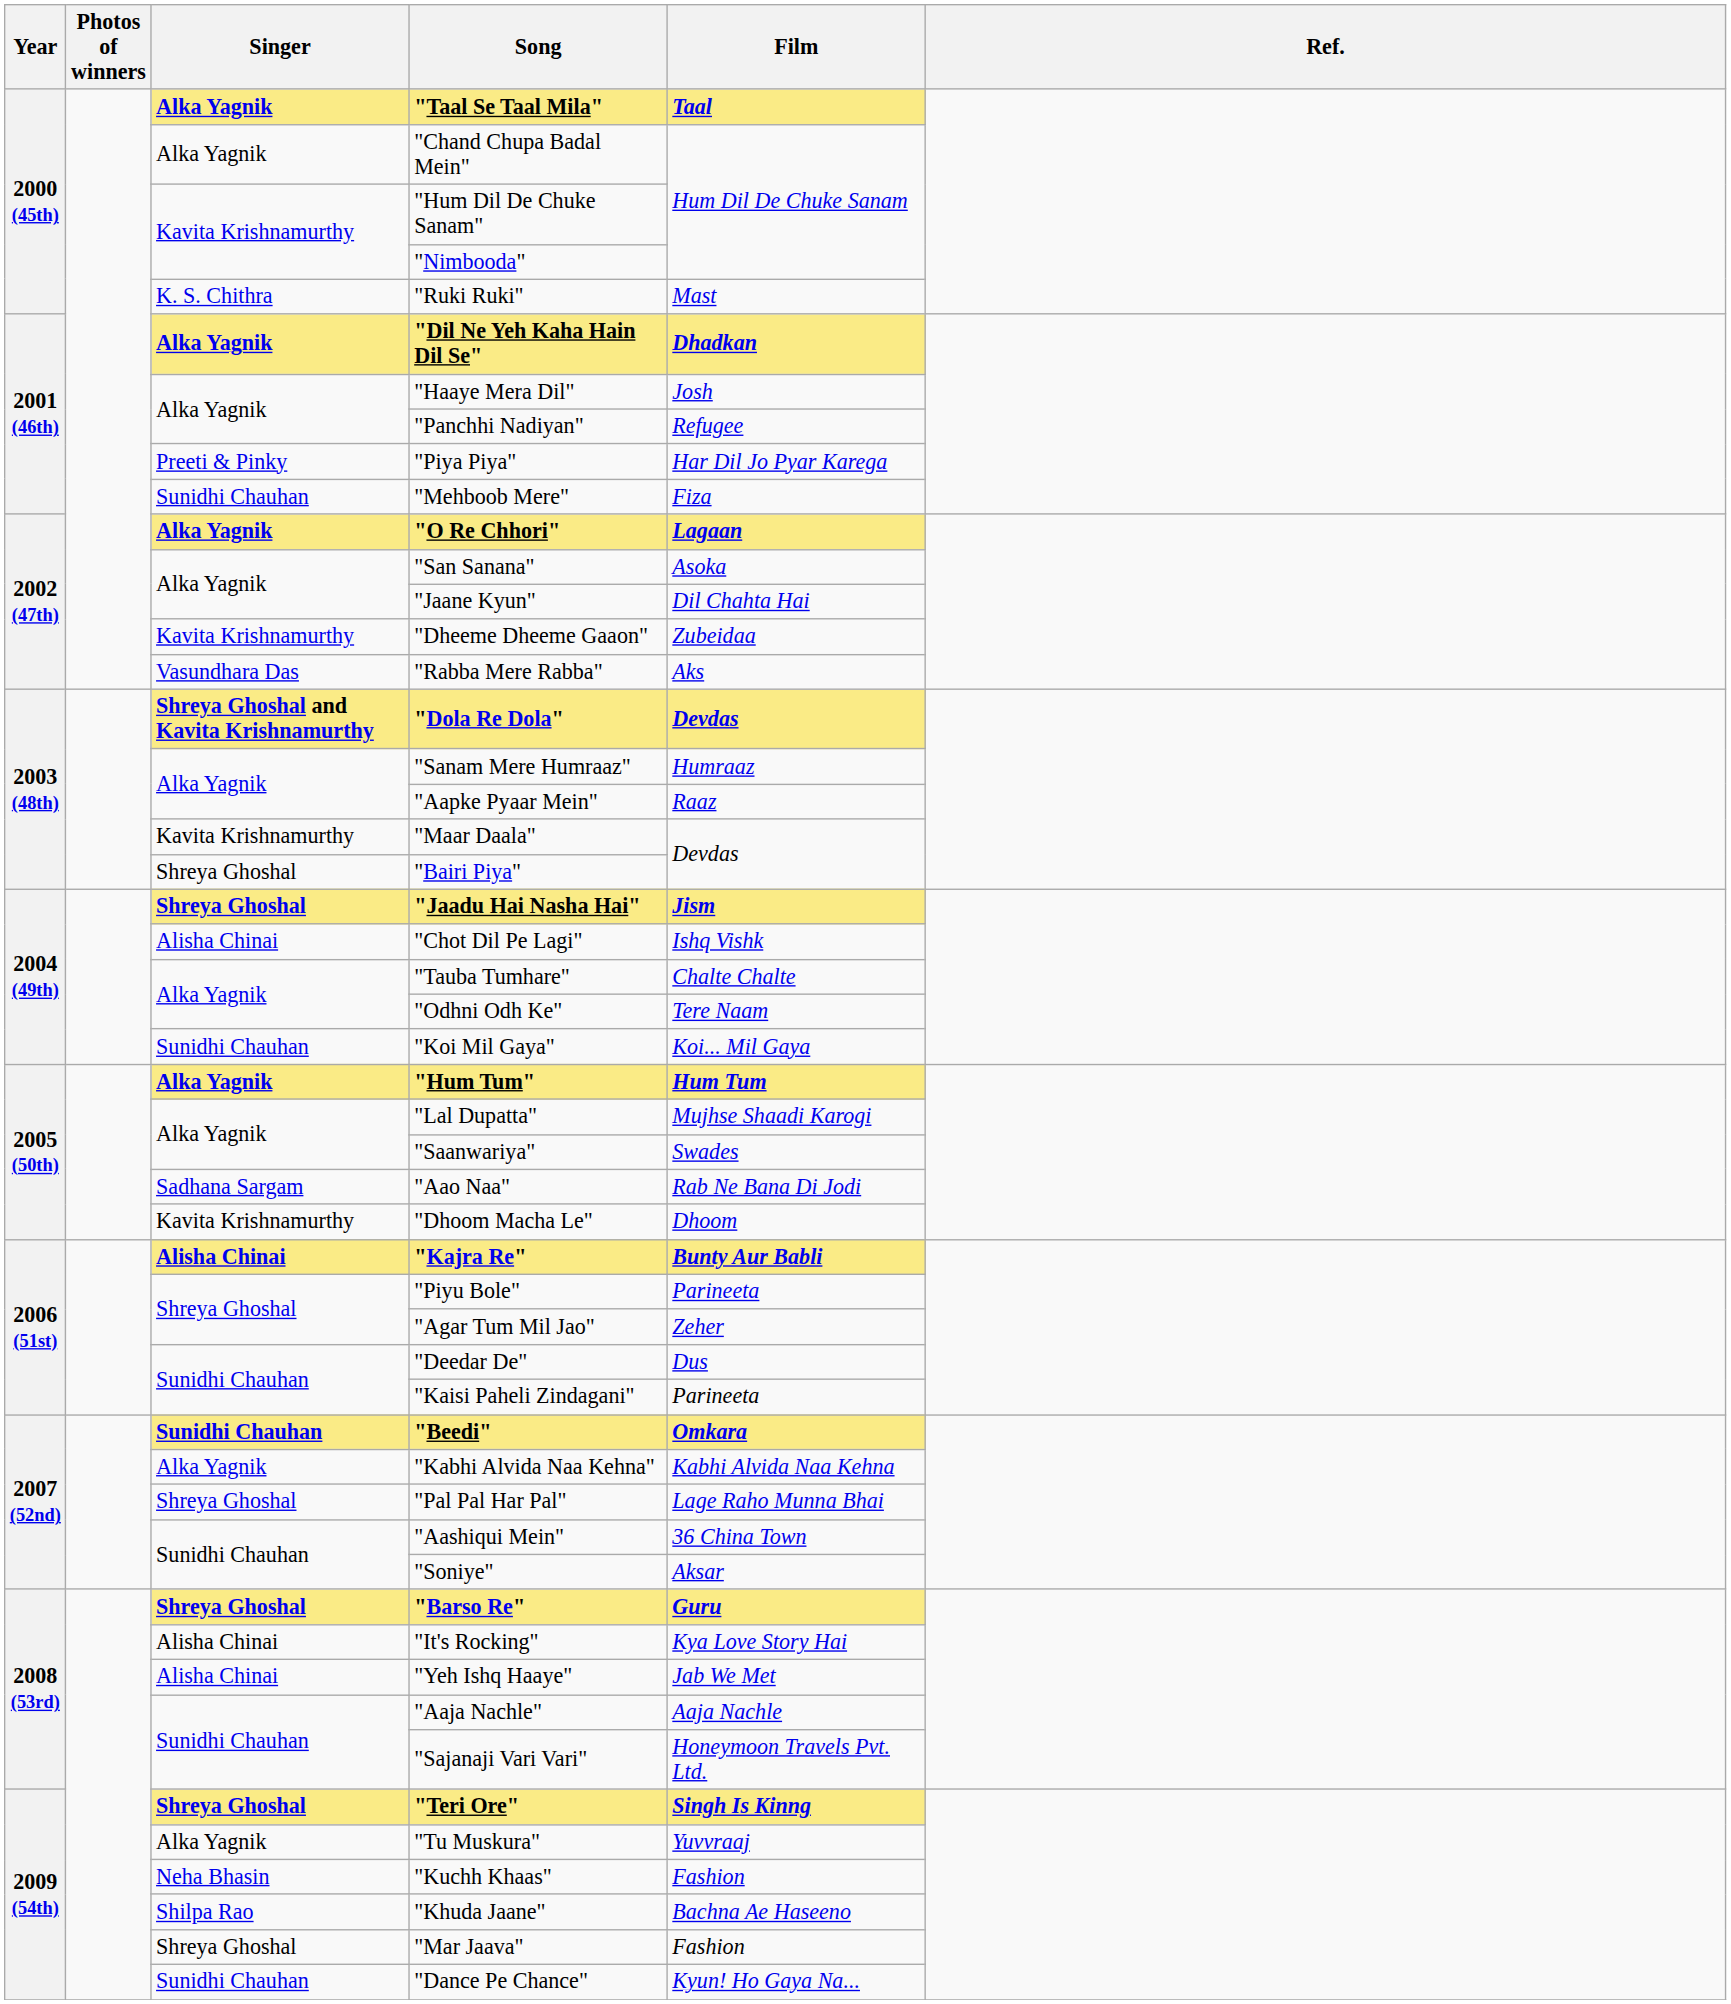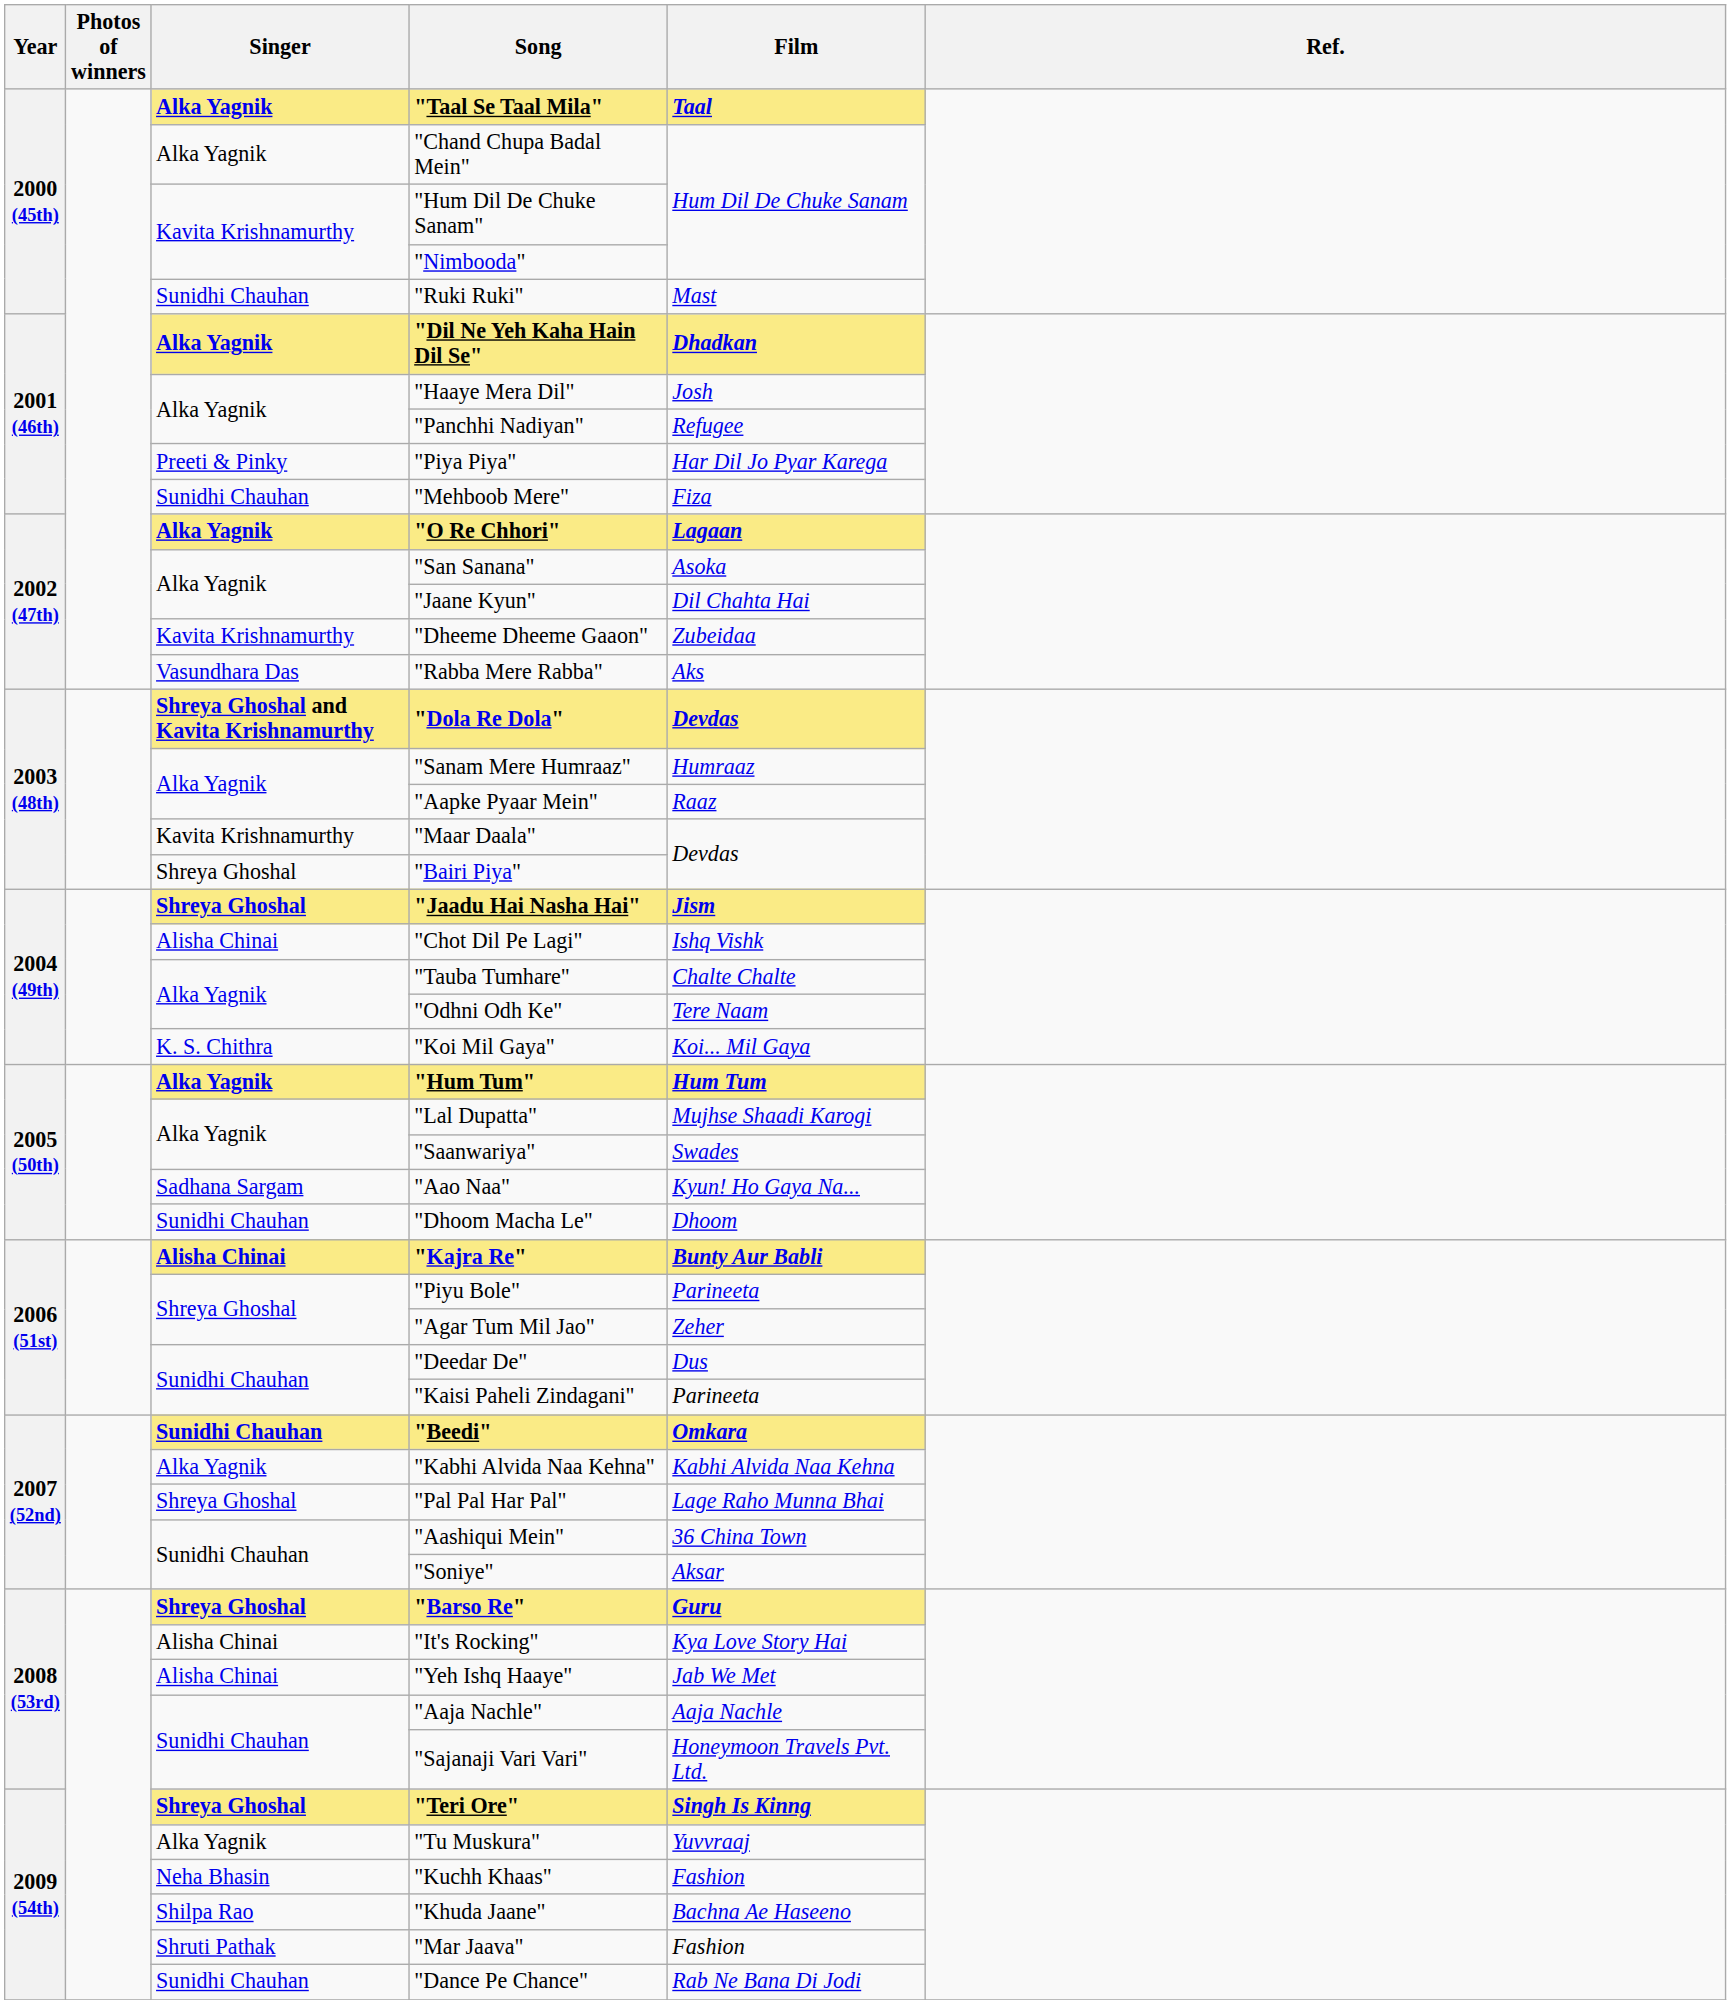(214, 296) K. S. Chithra -> (232, 296) Sunidhi Chauhan
(232, 1046) Sunidhi Chauhan -> (214, 1046) K. S. Chithra
(767, 1186) Rab Ne Bana Di Jodi -> (766, 1186) Kyun! Ho Gaya Na...
(255, 1221) Kavita Krishnamurthy -> (232, 1221) Sunidhi Chauhan
(226, 1946) Shreya Ghoshal -> (216, 1946) Shruti Pathak
(766, 1981) Kyun! Ho Gaya Na... -> (767, 1981) Rab Ne Bana Di Jodi
